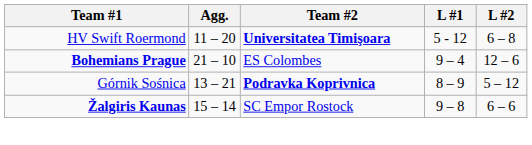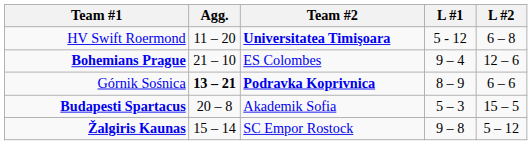(215, 83) normal -> (215, 83) bold
(501, 83) 5 – 12 -> (501, 83) 6 – 6
+ row: (123, 106)
(501, 106) 6 – 6 -> (501, 128) 5 – 12
